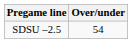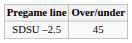(98, 30) 54 -> (98, 30) 45
